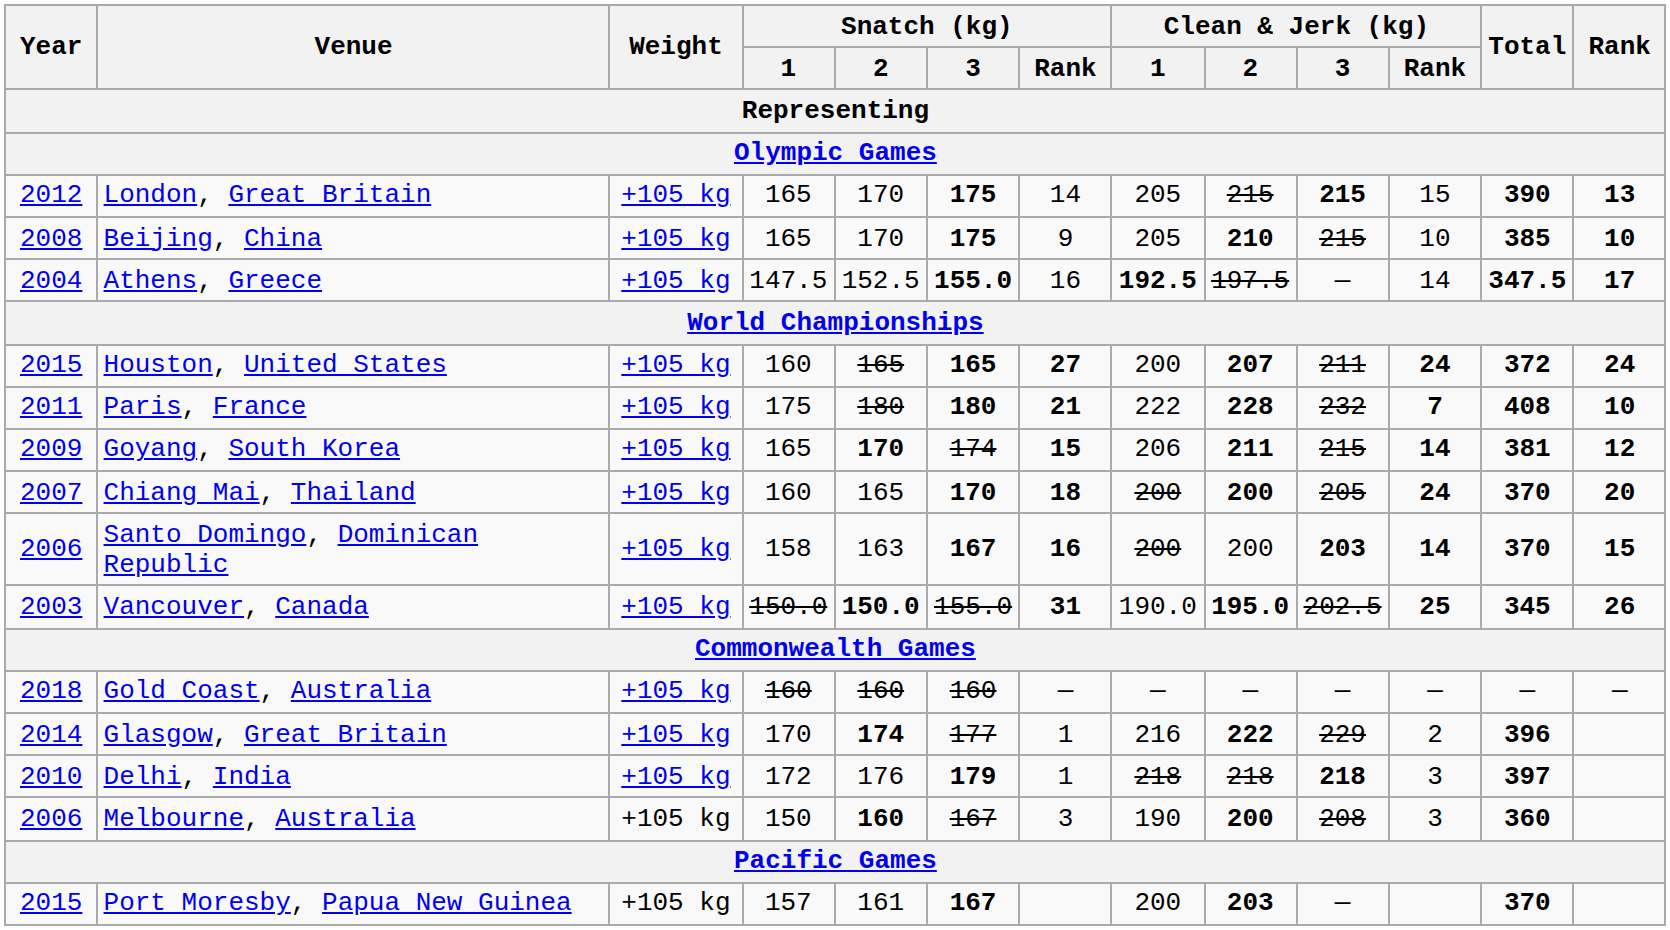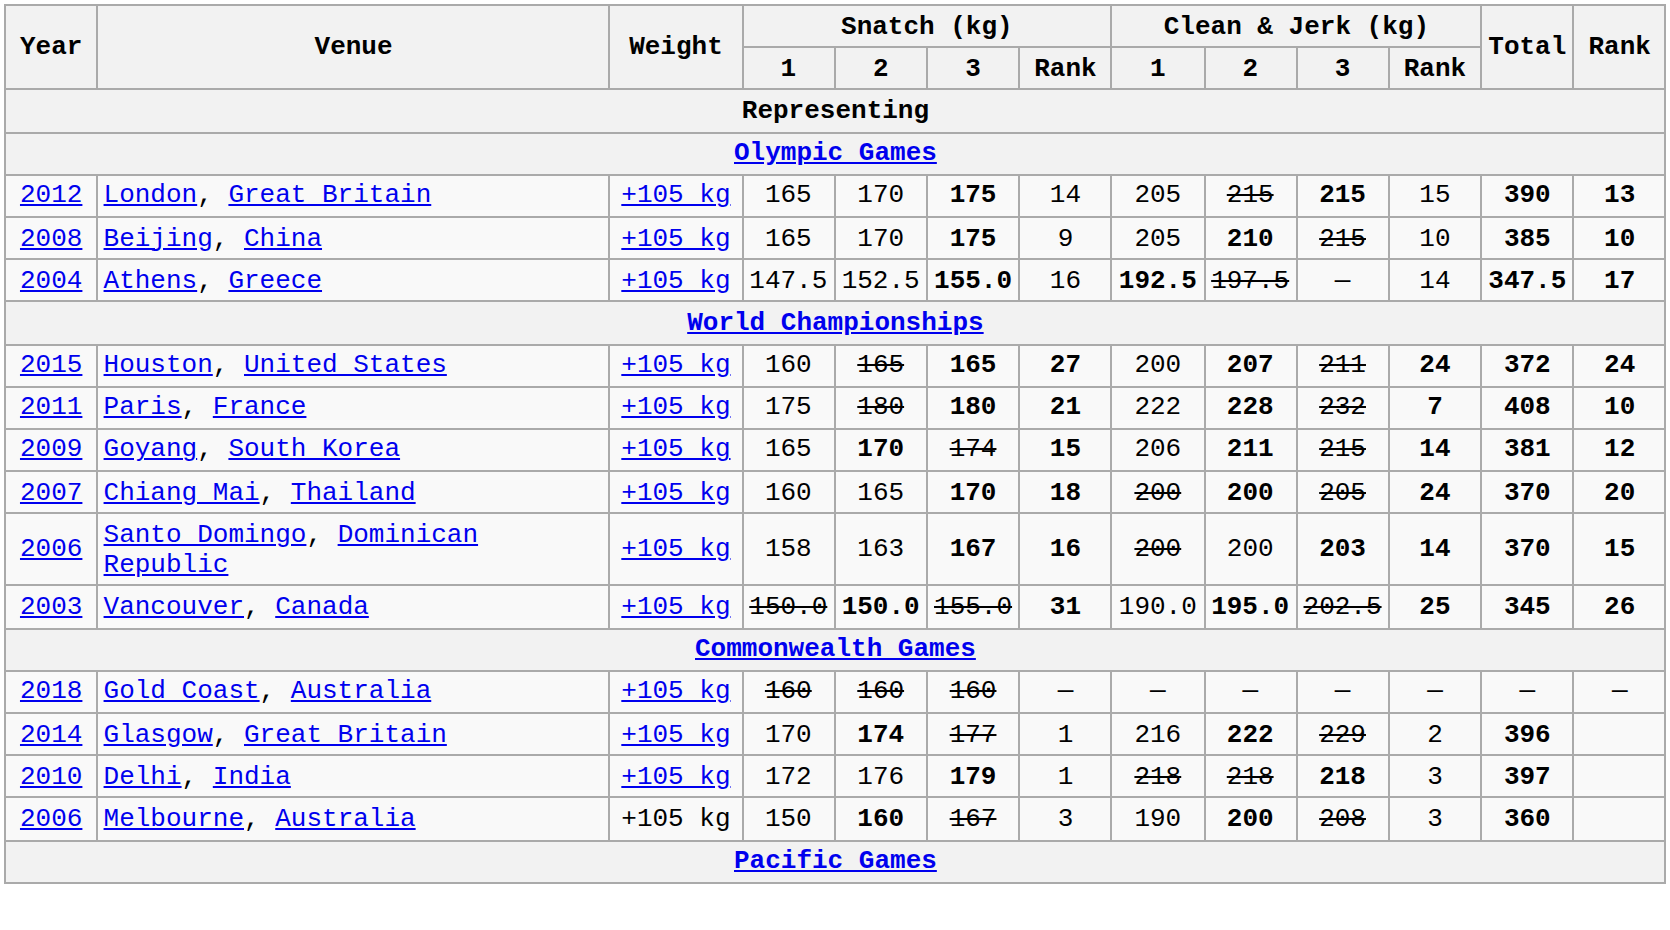- row: (338, 904)
